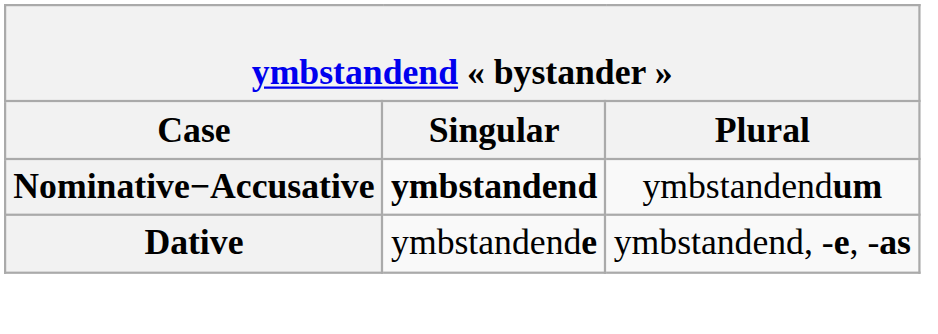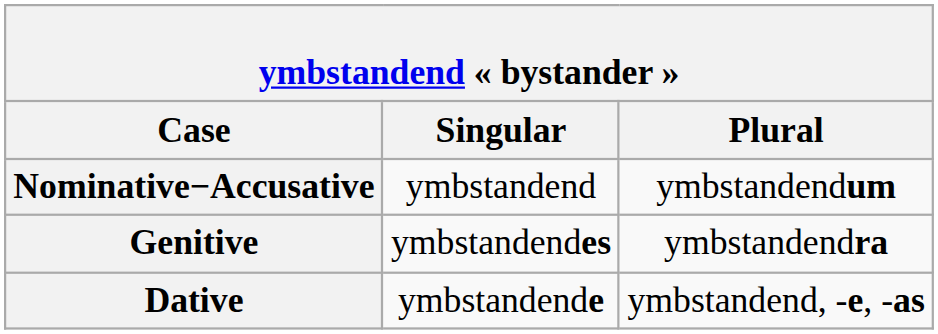(494, 186) bold -> (501, 186) normal
+ row: (194, 242)
